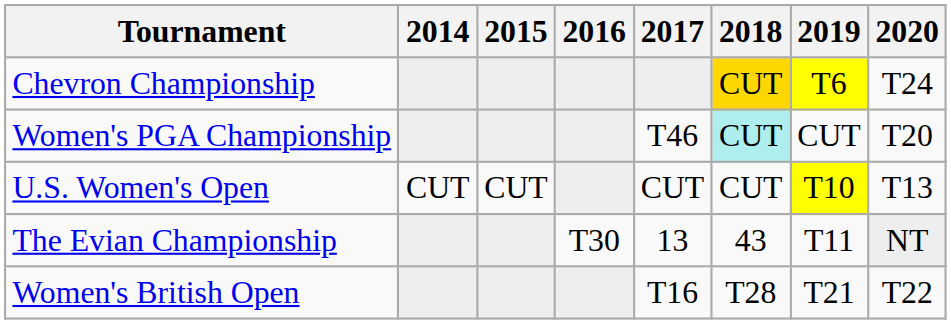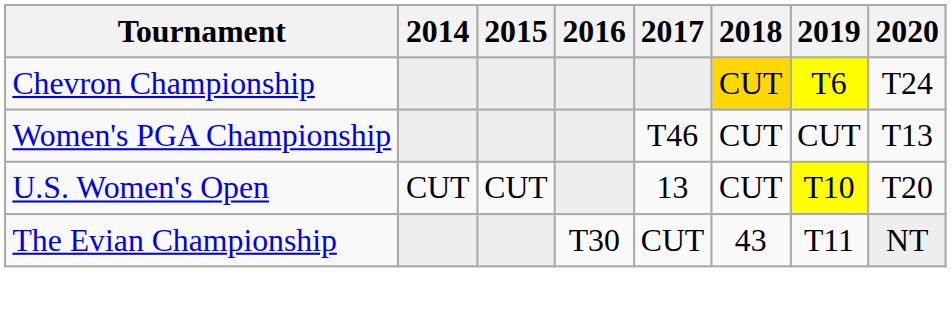(751, 135) paleturquoise background -> (751, 135) no background
(907, 135) T20 -> (907, 135) T13
(672, 188) CUT -> (672, 188) 13
(907, 188) T13 -> (907, 188) T20
(672, 240) 13 -> (672, 240) CUT
- row: (156, 292)
